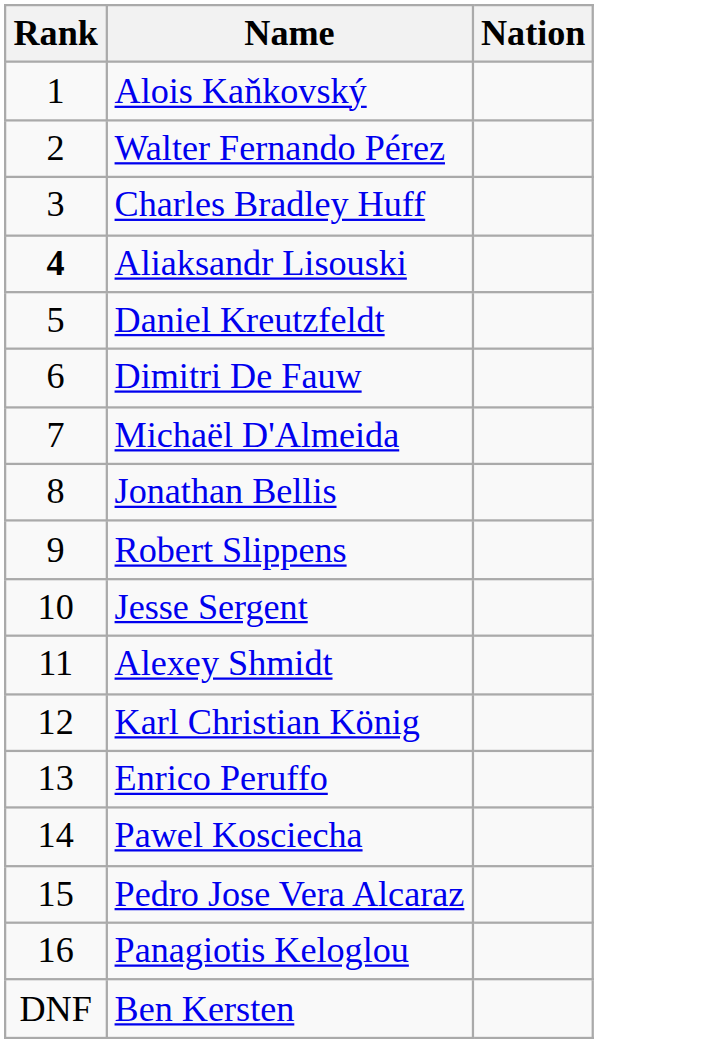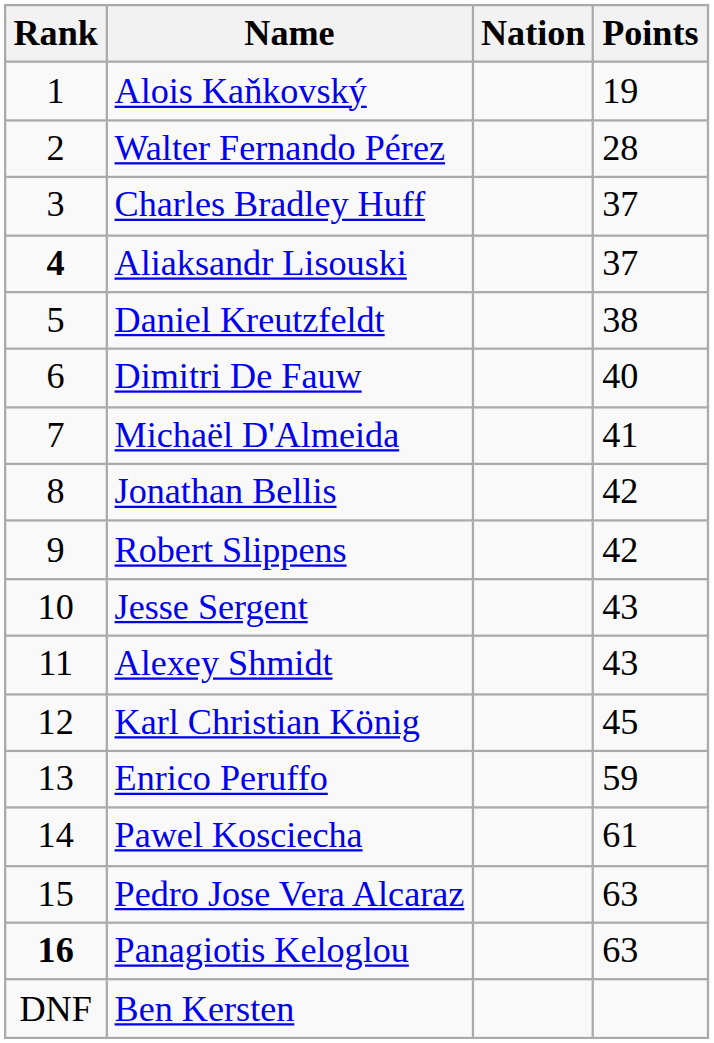+ column: (650, 33)
(56, 950) normal -> (56, 950) bold
